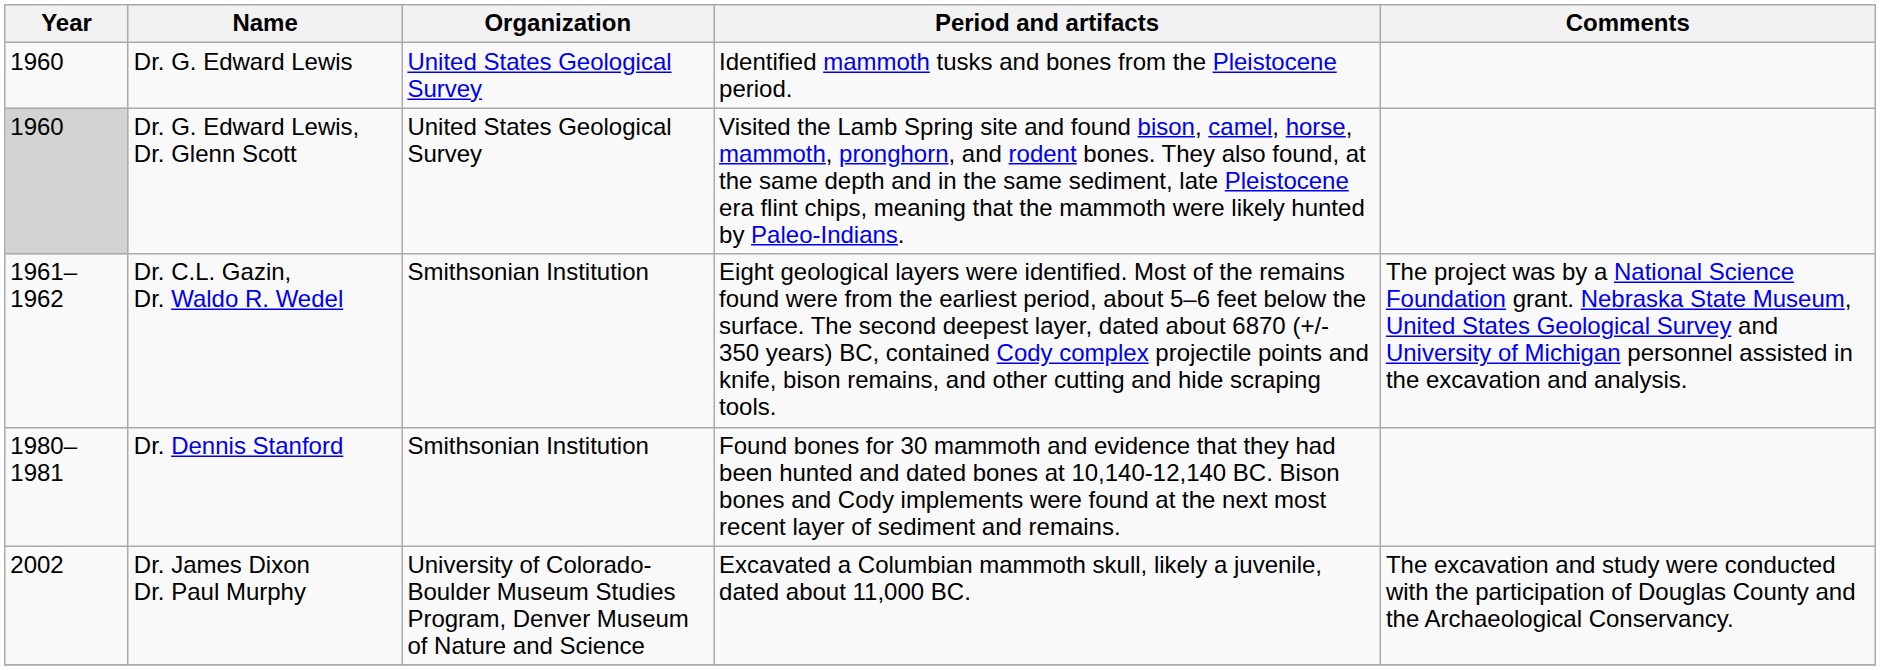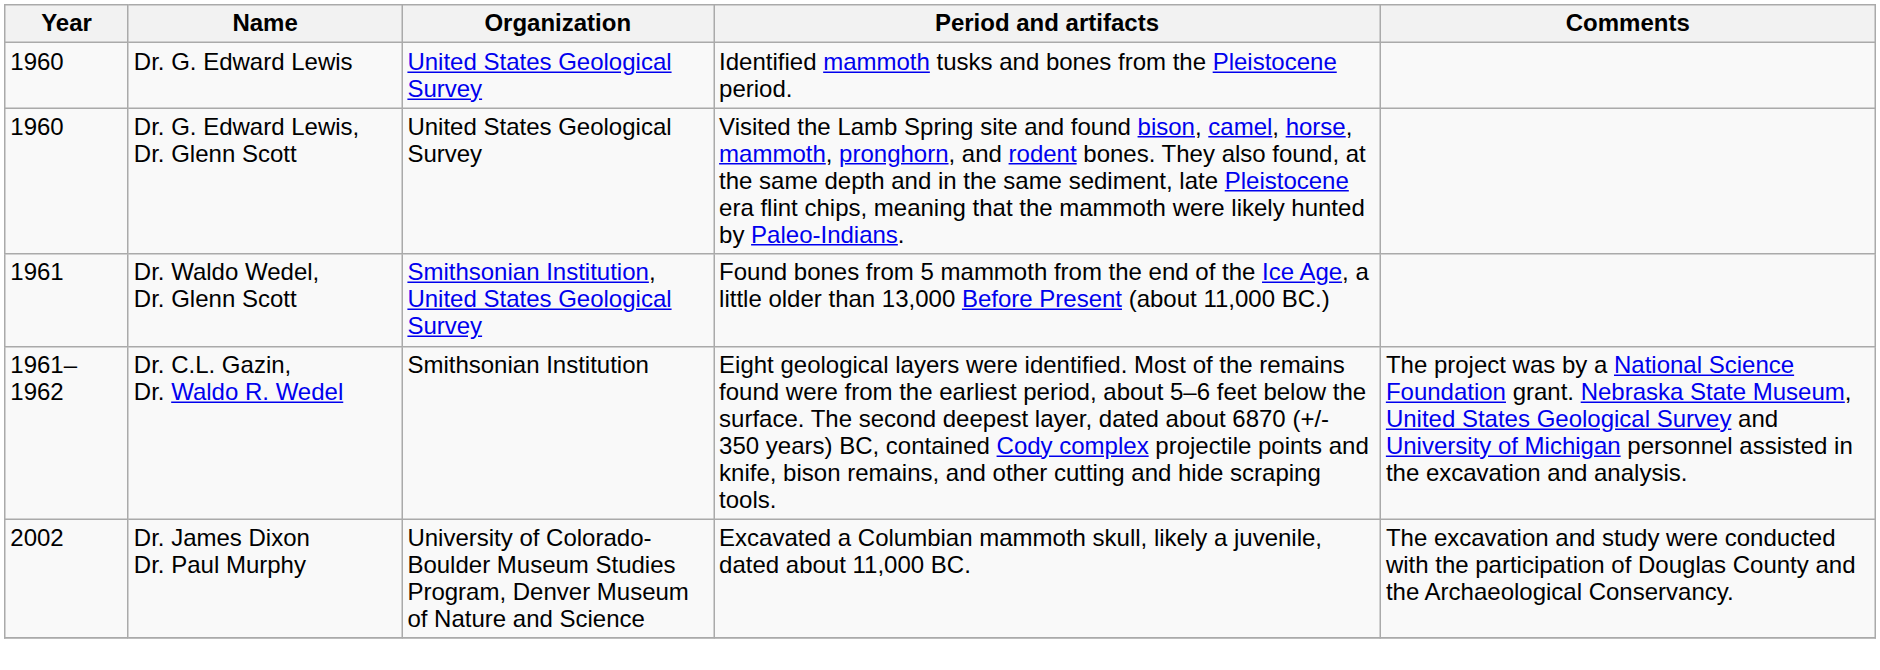(37, 126) lightgrey background -> (37, 126) no background
+ row: (227, 286)
- row: (239, 445)
